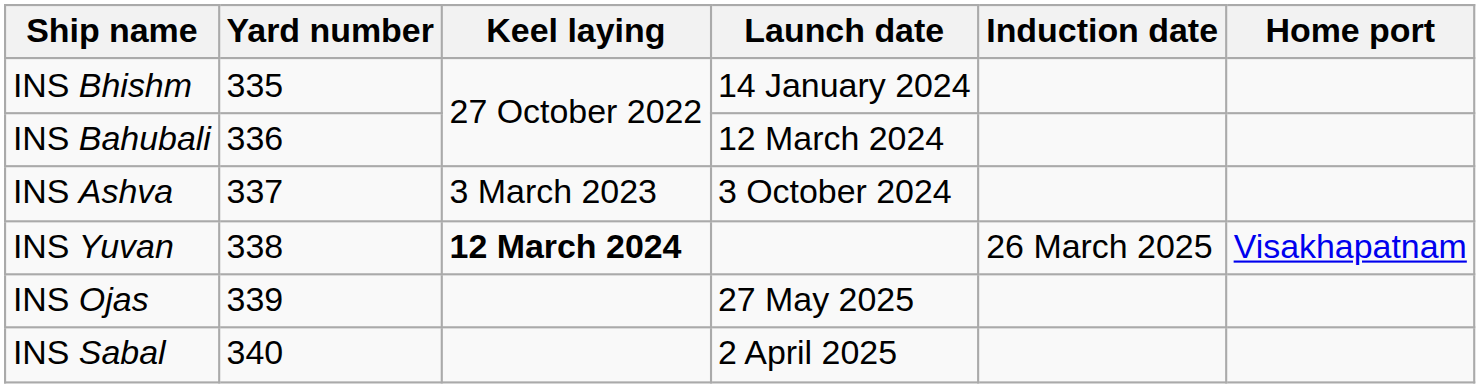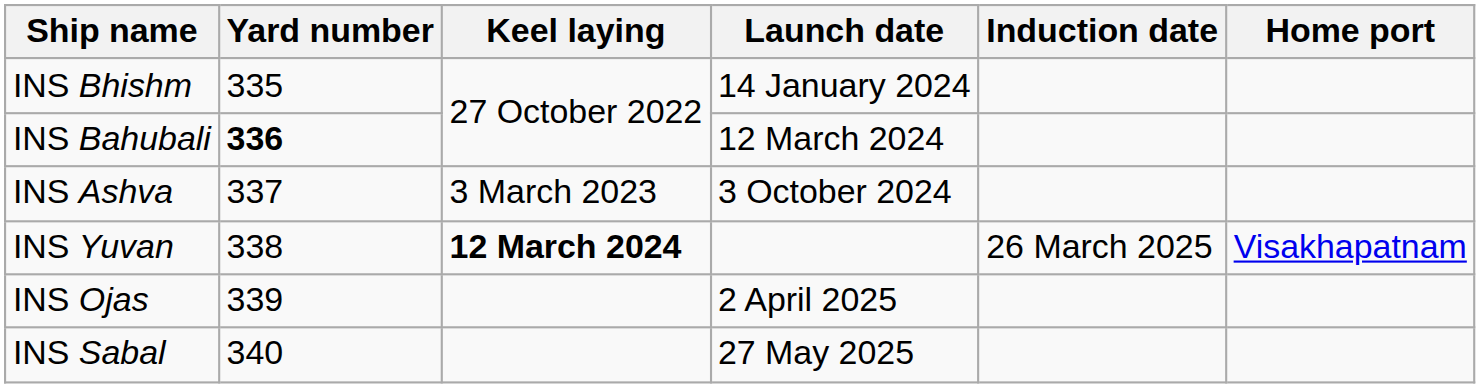(255, 138) normal -> (255, 138) bold
(816, 300) 27 May 2025 -> (807, 300) 2 April 2025
(807, 354) 2 April 2025 -> (816, 354) 27 May 2025
